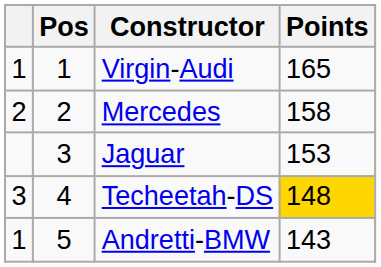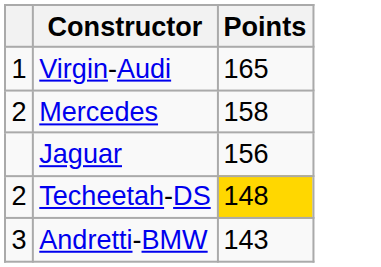- column: (64, 26)
(309, 154) 153 -> (246, 154) 156
(19, 197) 3 -> (19, 197) 2
(19, 239) 1 -> (19, 239) 3
